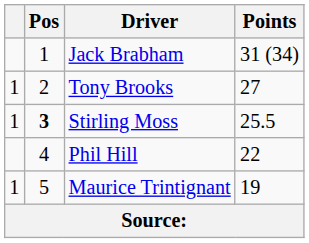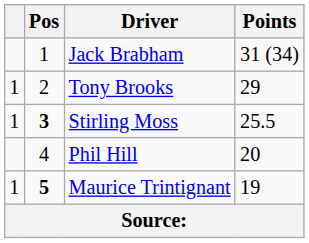(250, 88) 27 -> (250, 88) 29
(250, 154) 22 -> (250, 154) 20
(44, 188) normal -> (44, 188) bold
